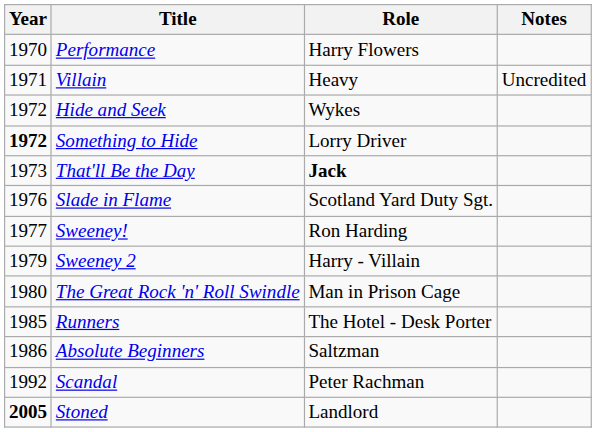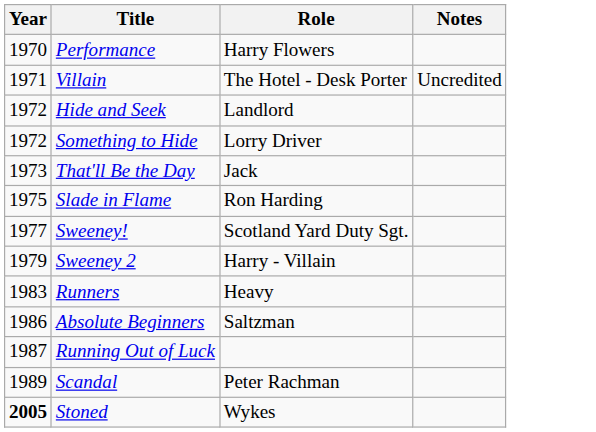(333, 79) Heavy -> (315, 79) The Hotel - Desk Porter
(334, 110) Wykes -> (259, 110) Landlord
(28, 140) bold -> (28, 140) normal
(327, 170) bold -> (241, 170) normal
(28, 200) 1976 -> (28, 200) 1975
(401, 200) Scotland Yard Duty Sgt. -> (273, 200) Ron Harding
(358, 230) Ron Harding -> (316, 230) Scotland Yard Duty Sgt.
- row: (178, 291)
(28, 321) 1985 -> (28, 291) 1983
(400, 321) The Hotel - Desk Porter -> (249, 291) Heavy
+ row: (135, 351)
(28, 381) 1992 -> (28, 381) 1989
(343, 412) Landlord -> (250, 412) Wykes
